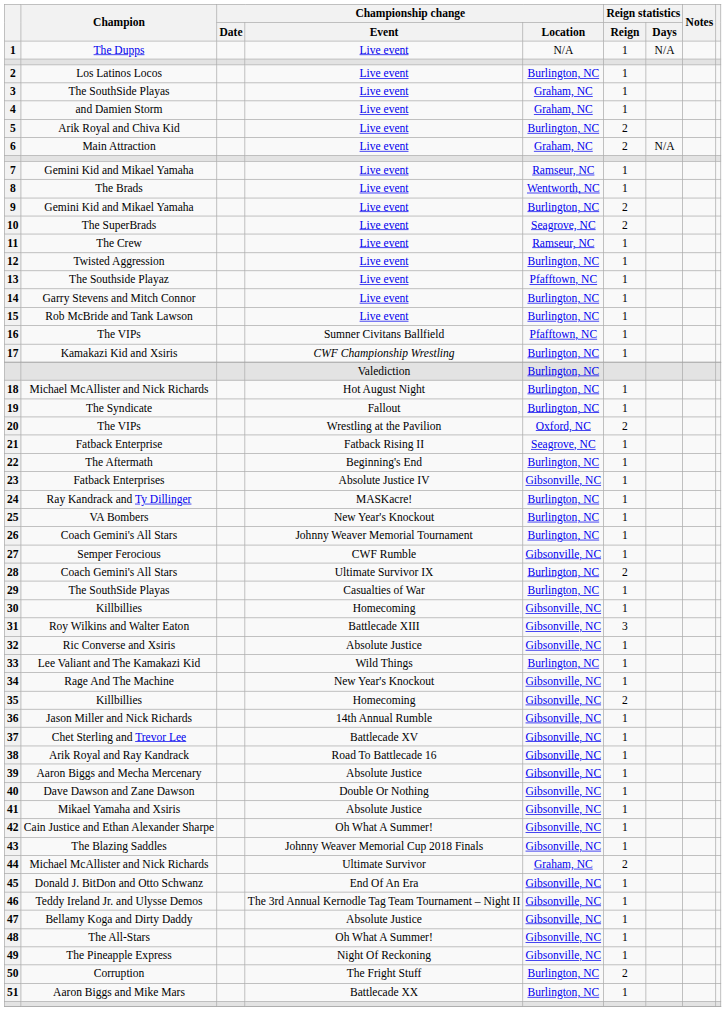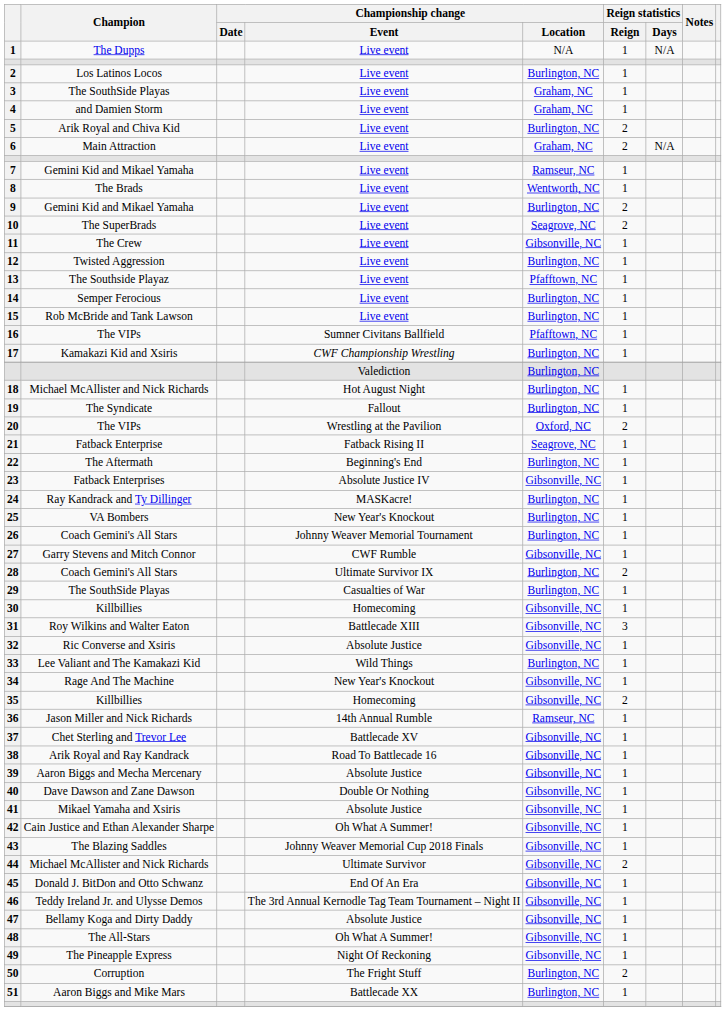(563, 243) Ramseur, NC -> (563, 243) Gibsonville, NC
(119, 298) Garry Stevens and Mitch Connor -> (119, 298) Semper Ferocious
(119, 554) Semper Ferocious -> (119, 554) Garry Stevens and Mitch Connor
(563, 718) Gibsonville, NC -> (563, 718) Ramseur, NC
(563, 864) Graham, NC -> (563, 864) Gibsonville, NC
